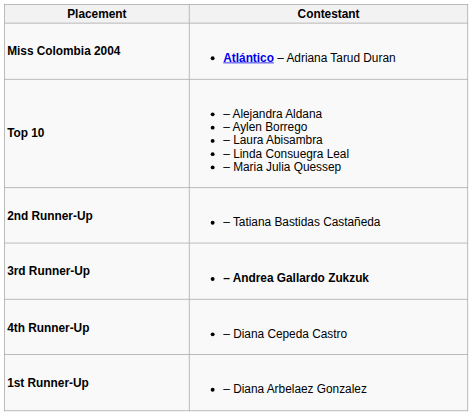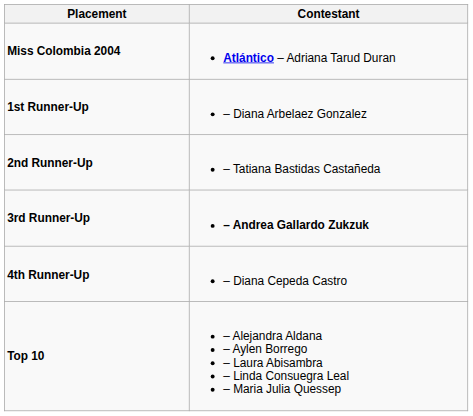rows swapped: (48, 383) <-> (26, 133)
